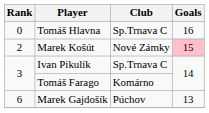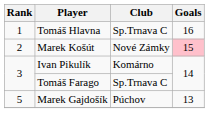(20, 30) 0 -> (20, 30) 1
(140, 64) Sp.Trnava C -> (133, 64) Komárno
(133, 82) Komárno -> (140, 82) Sp.Trnava C
(20, 99) 6 -> (20, 99) 5
